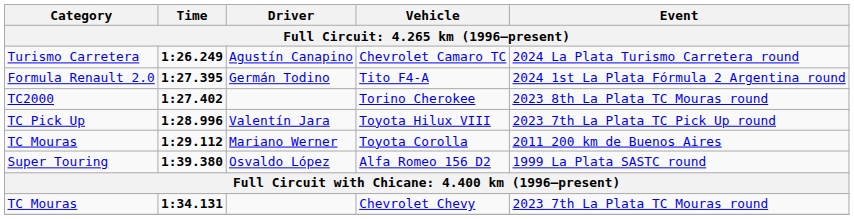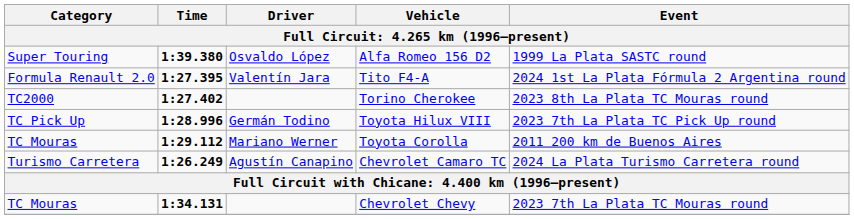rows swapped: (433, 57) <-> (425, 162)
(279, 78) Germán Todino -> (279, 78) Valentín Jara
(279, 120) Valentín Jara -> (279, 120) Germán Todino
